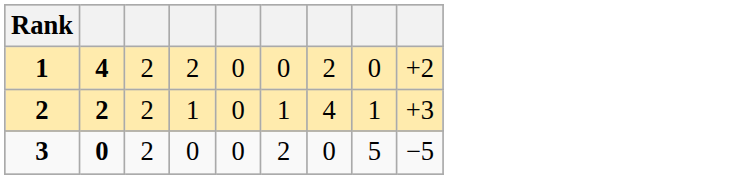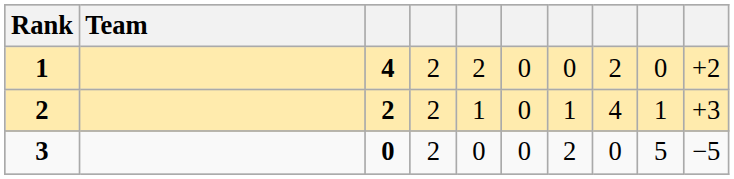+ column: (116, 25)
